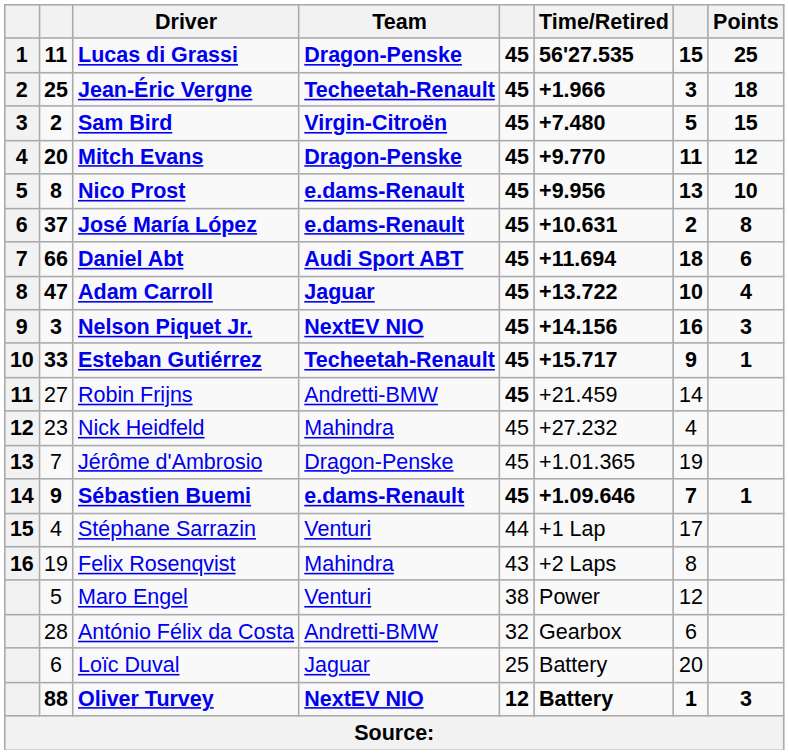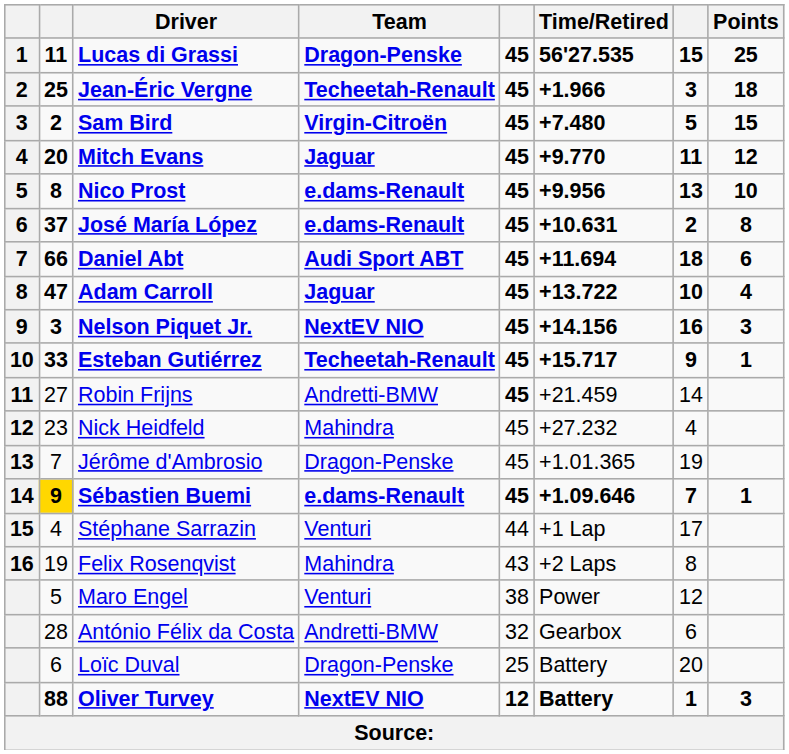(383, 157) Dragon-Penske -> (340, 157) Jaguar
(56, 496) no background -> (56, 496) gold background
(337, 665) Jaguar -> (379, 665) Dragon-Penske
